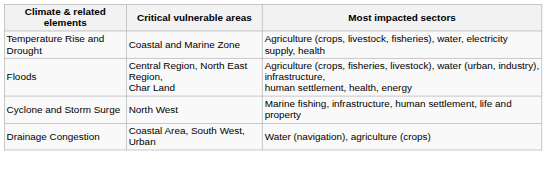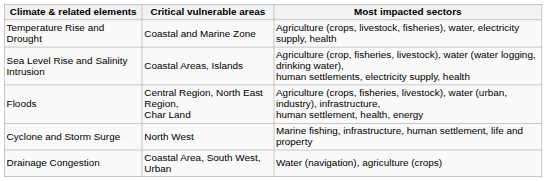+ row: (67, 66)
